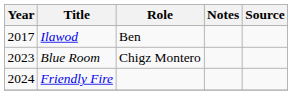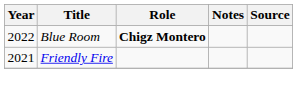- row: (59, 36)
(21, 57) 2023 -> (21, 36) 2022
(160, 57) normal -> (162, 36) bold
(21, 79) 2024 -> (21, 57) 2021
